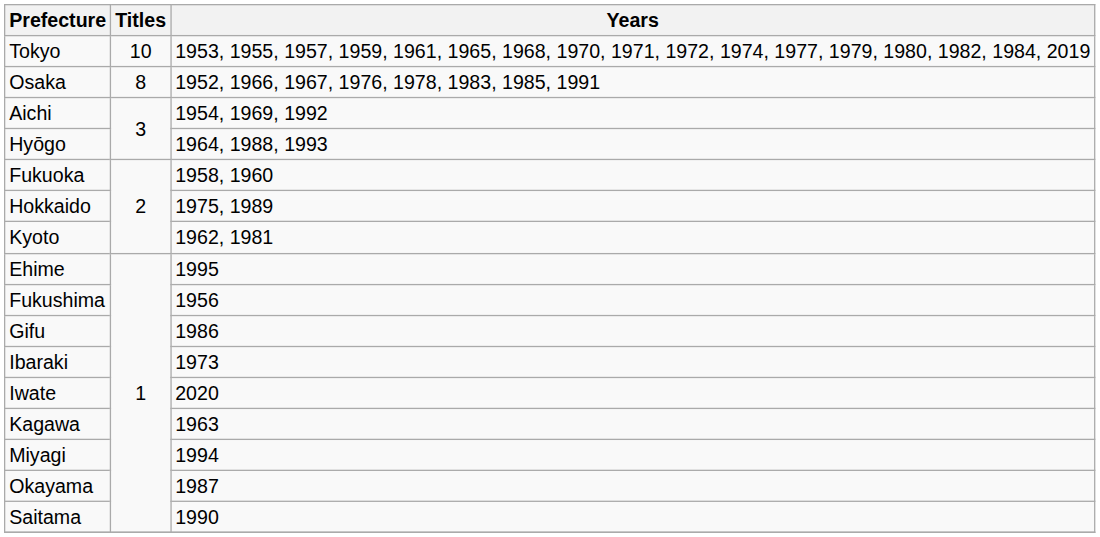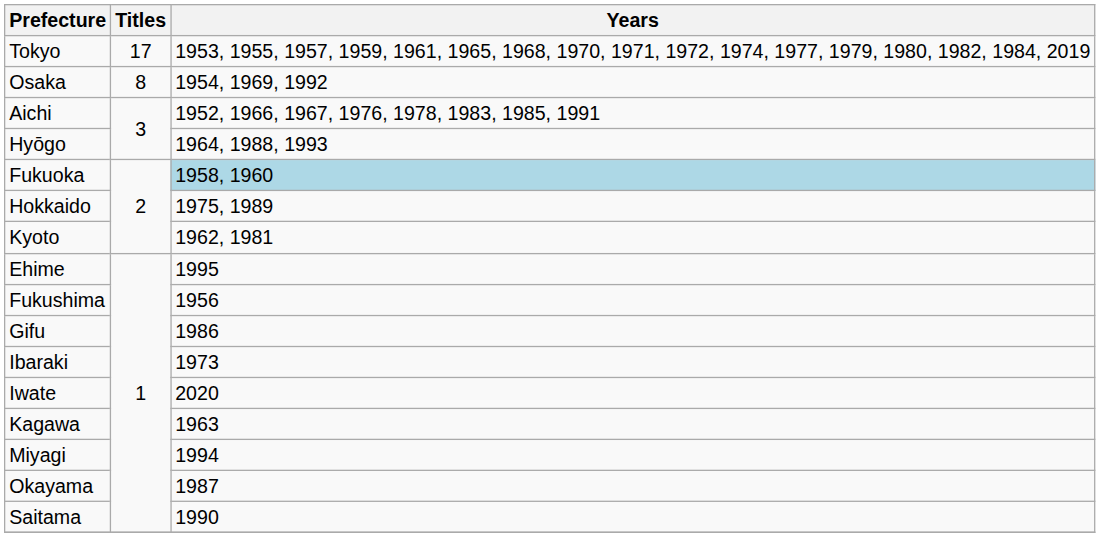(141, 51) 10 -> (141, 51) 17
(388, 82) 1952, 1966, 1967, 1976, 1978, 1983, 1985, 1991 -> (251, 82) 1954, 1969, 1992
(251, 113) 1954, 1969, 1992 -> (388, 113) 1952, 1966, 1967, 1976, 1978, 1983, 1985, 1991
(224, 176) no background -> (224, 176) lightblue background
